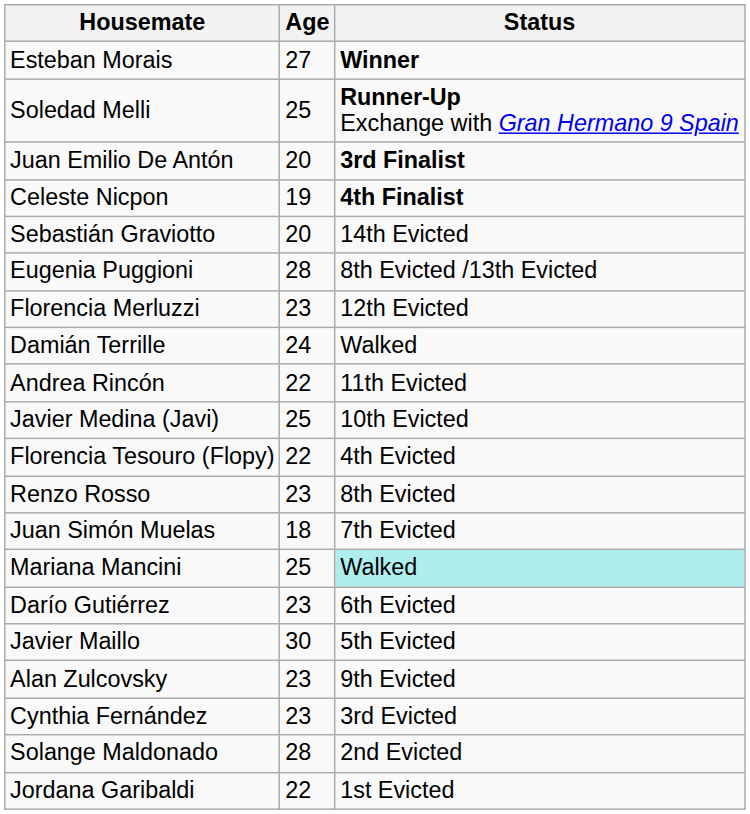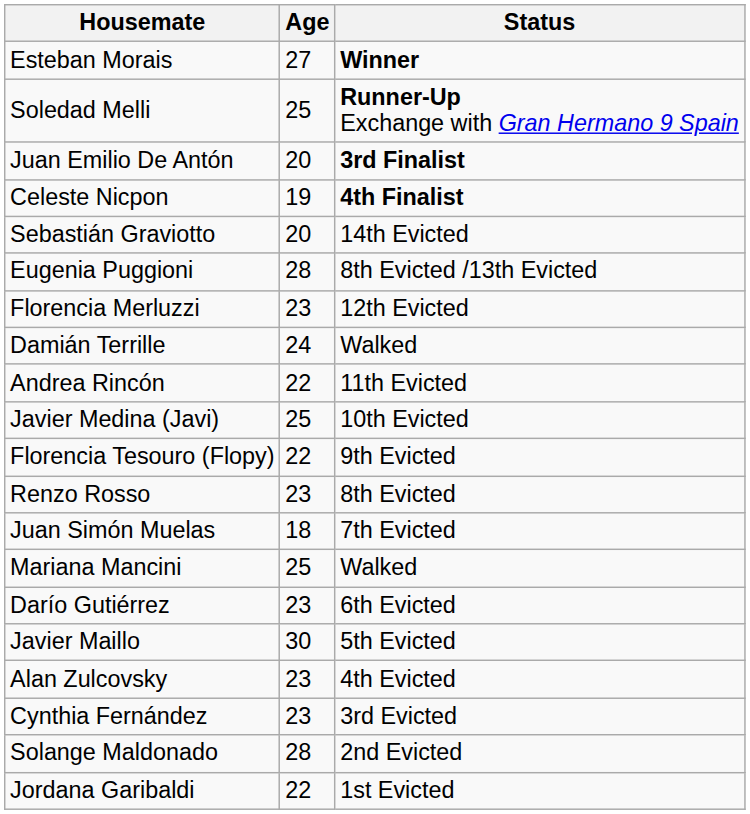(398, 456) 4th Evicted -> (398, 456) 9th Evicted
(379, 567) paleturquoise background -> (379, 567) no background
(398, 679) 9th Evicted -> (398, 679) 4th Evicted
